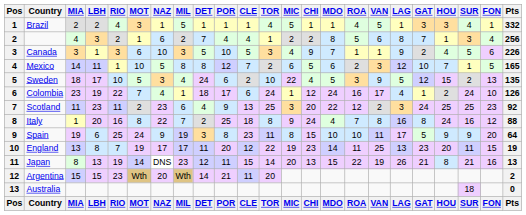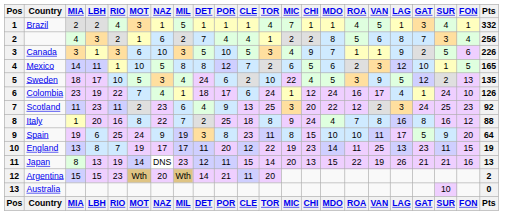- column: (446, 11)
(291, 24) 5 -> (291, 24) 7
(469, 189) 18 -> (446, 189) 10
